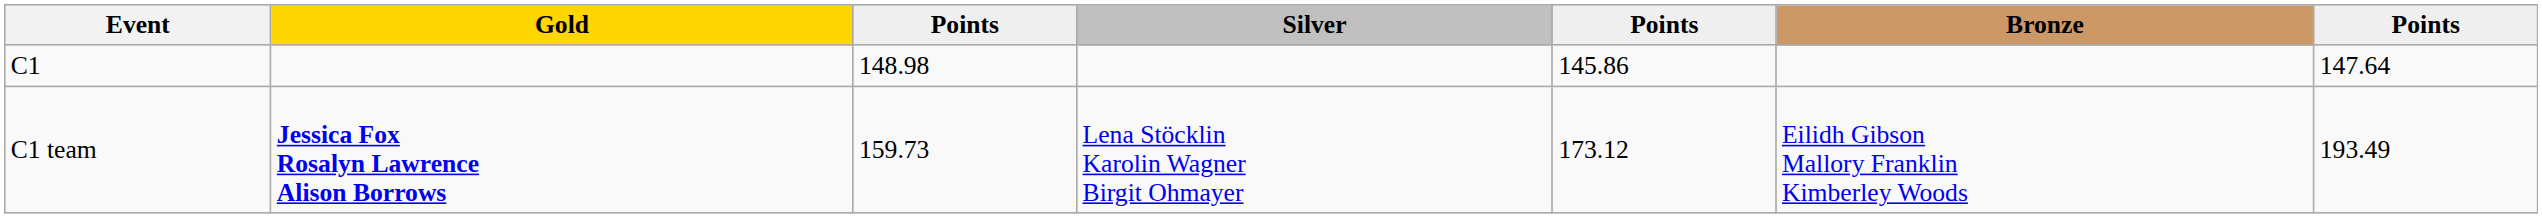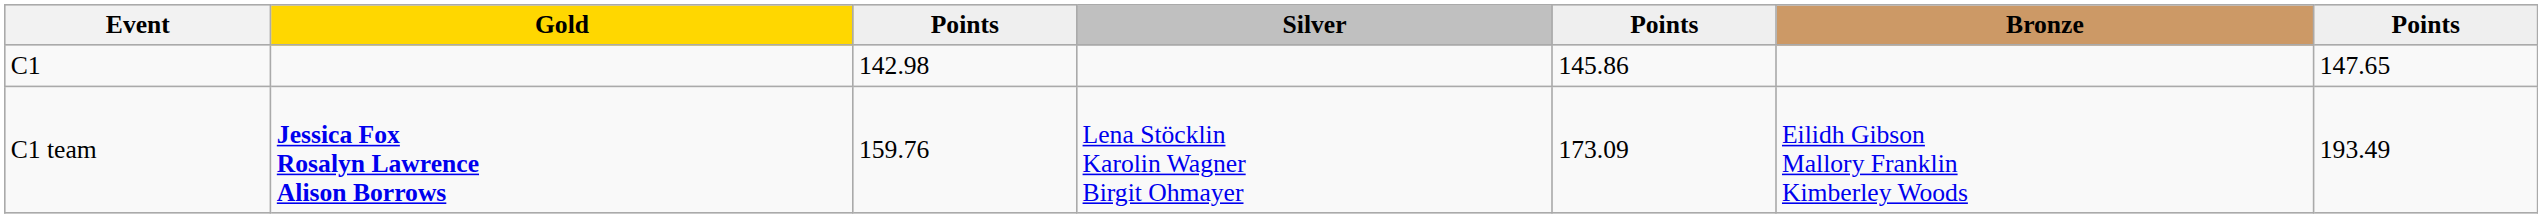(894, 65) 148.98 -> (894, 65) 142.98
(2355, 65) 147.64 -> (2355, 65) 147.65
(894, 149) 159.73 -> (894, 149) 159.76
(1594, 149) 173.12 -> (1594, 149) 173.09
